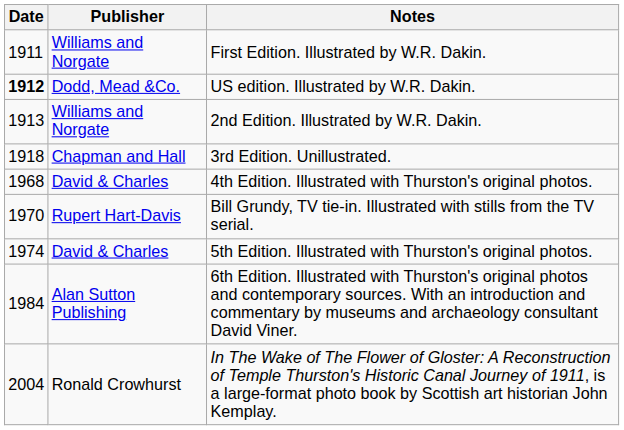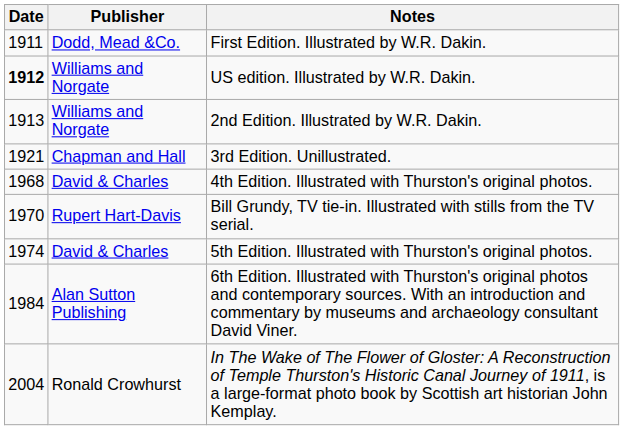(97, 52) Williams and Norgate -> (116, 42) Dodd, Mead &Co.
(116, 86) Dodd, Mead &Co. -> (97, 77) Williams and Norgate
(26, 156) 1918 -> (26, 156) 1921
